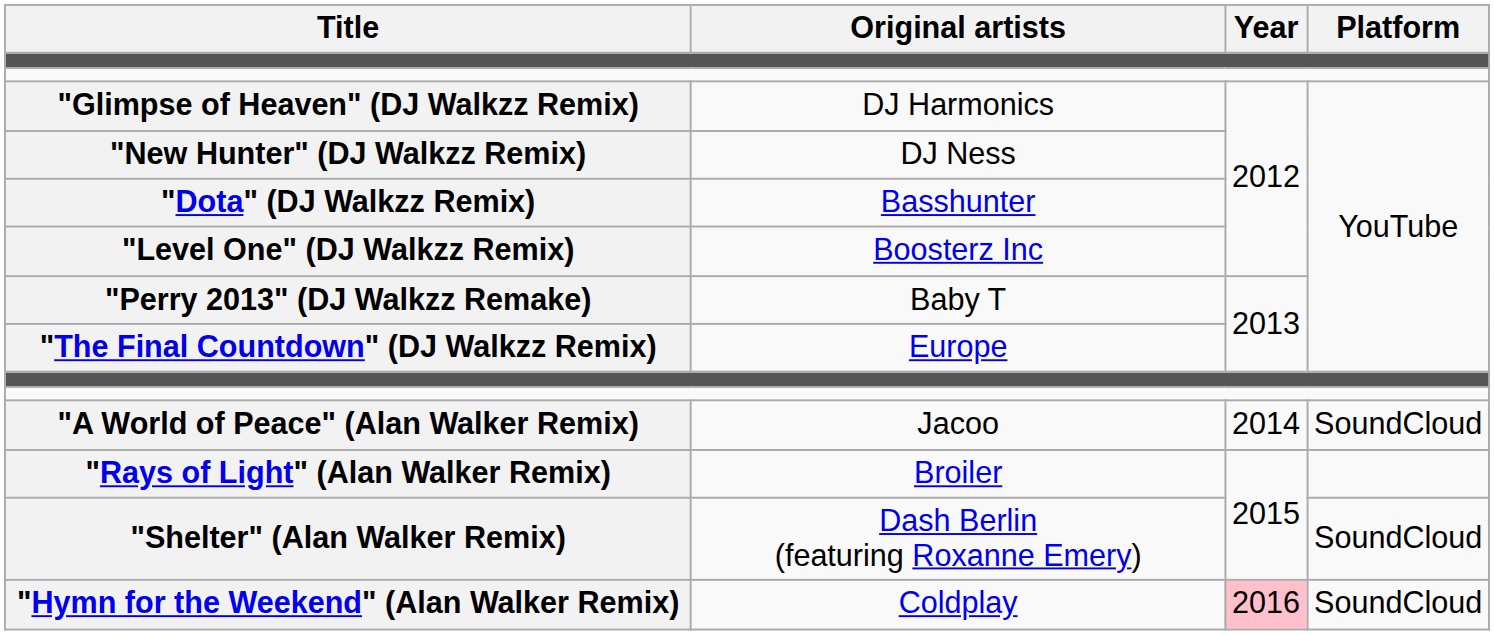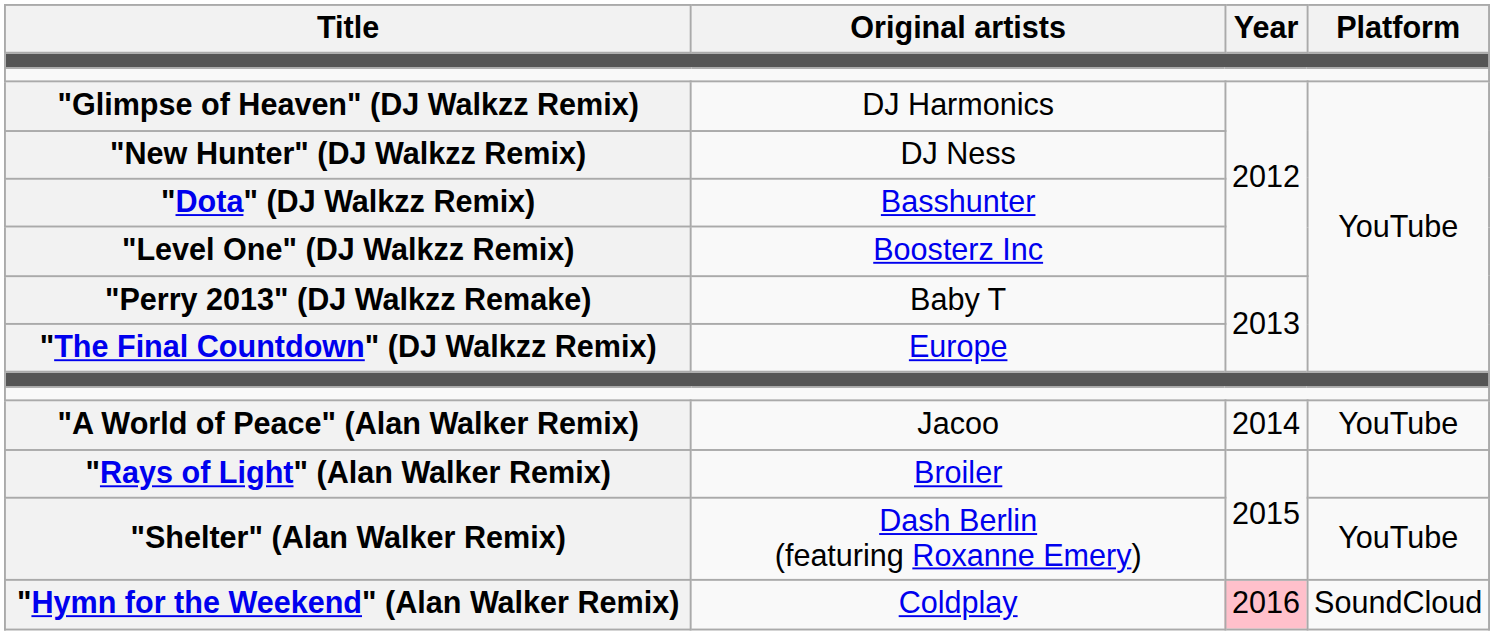(1398, 424) SoundCloud -> (1398, 424) YouTube
(1398, 538) SoundCloud -> (1398, 538) YouTube
